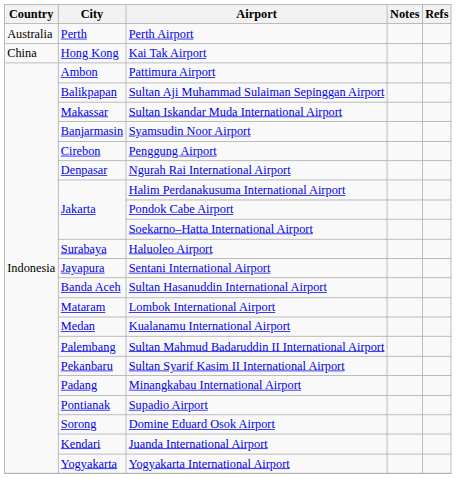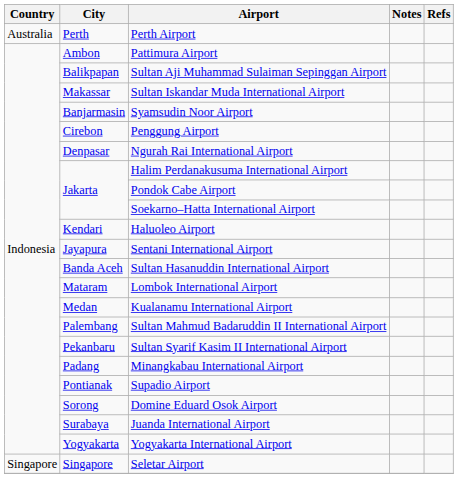- row: (168, 53)
(84, 248) Surabaya -> (83, 229) Kendari
(81, 444) Kendari -> (86, 424) Surabaya
+ row: (167, 463)
